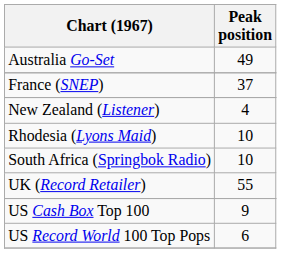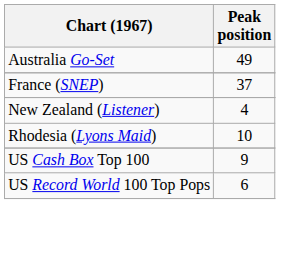- row: (110, 160)
- row: (77, 185)
